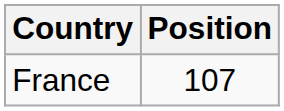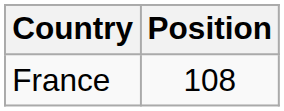(210, 79) 107 -> (210, 79) 108
